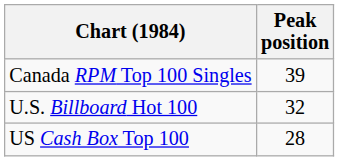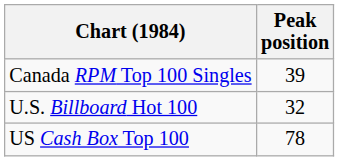(295, 139) 28 -> (295, 139) 78
